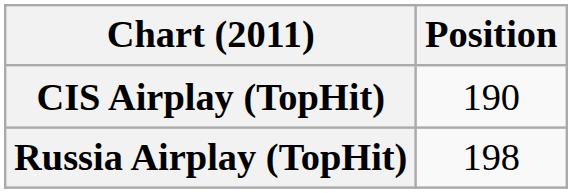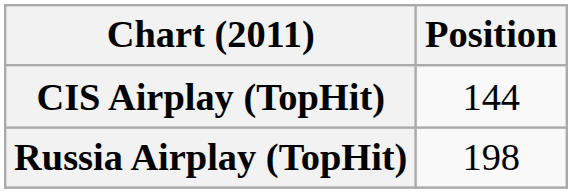(491, 95) 190 -> (491, 95) 144
